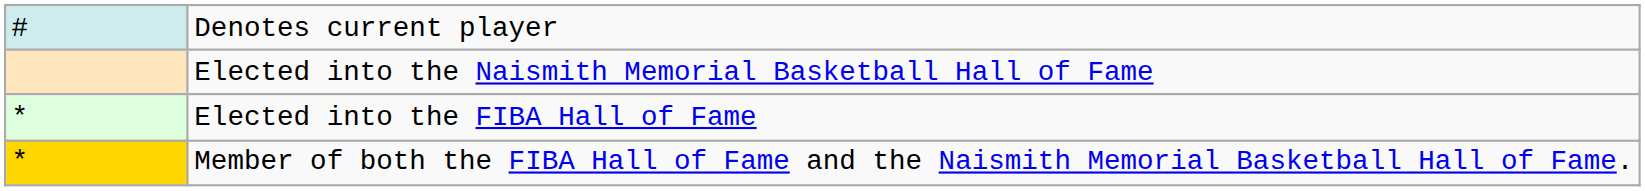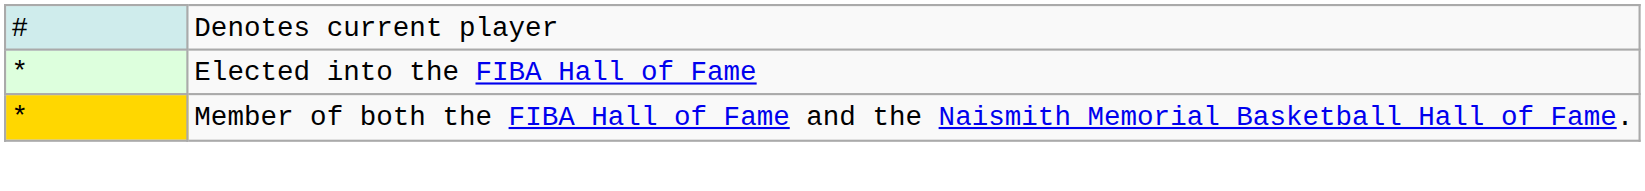- row: (674, 72)
